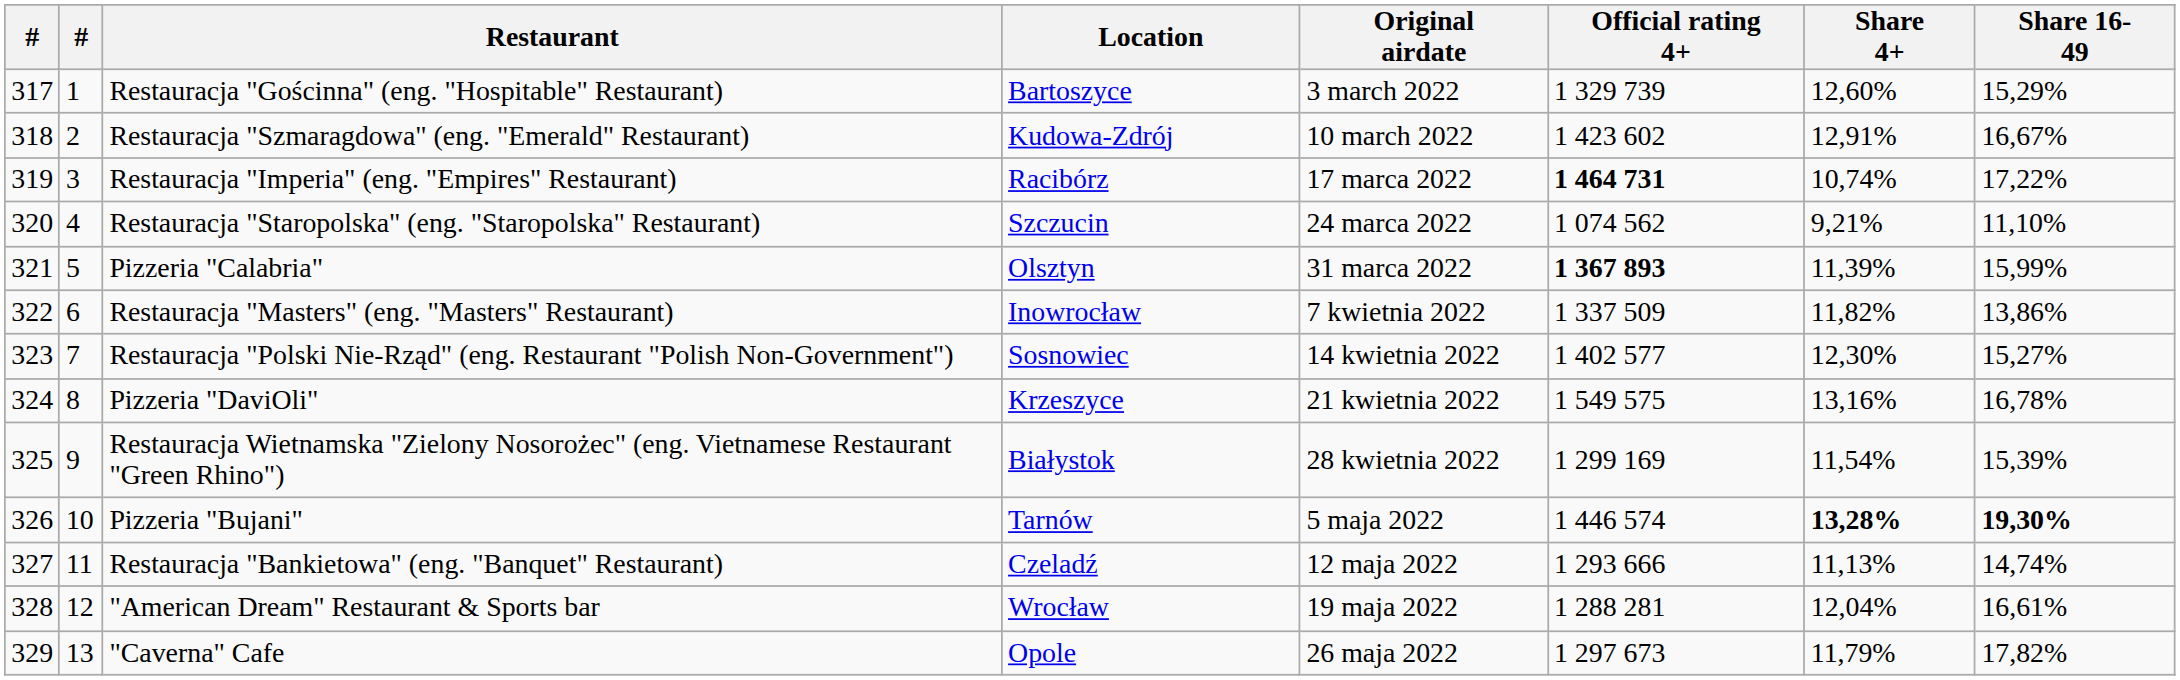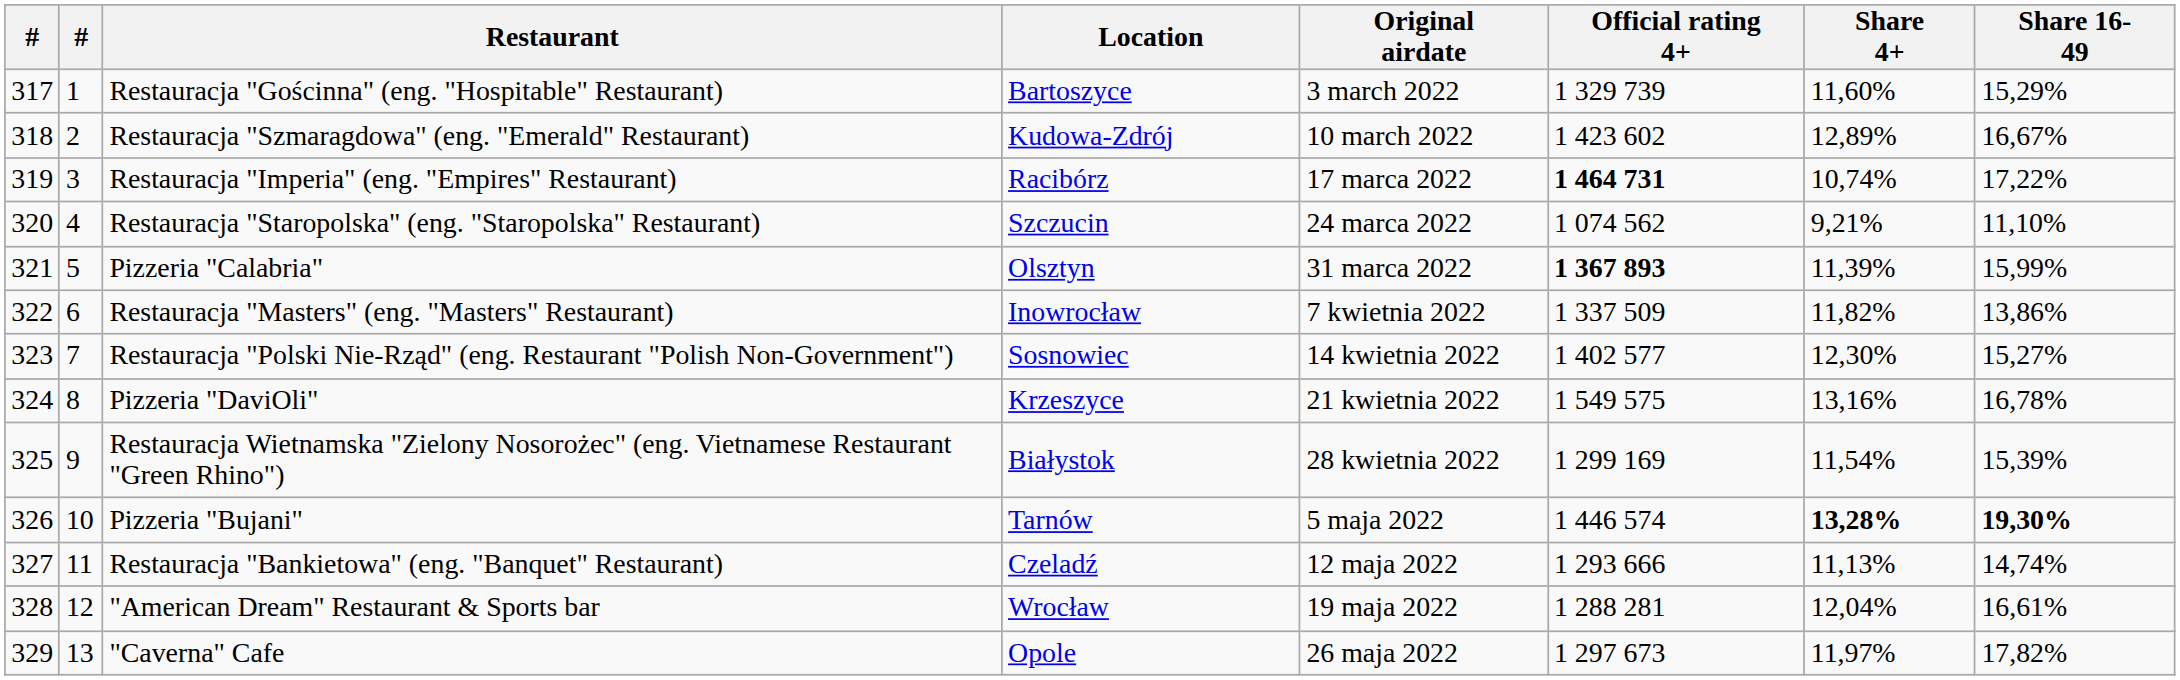(1854, 90) 12,60% -> (1853, 90) 11,60%
(1854, 135) 12,91% -> (1854, 135) 12,89%
(1853, 652) 11,79% -> (1853, 652) 11,97%
